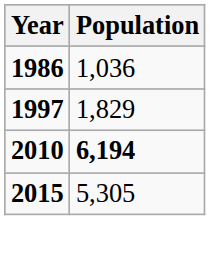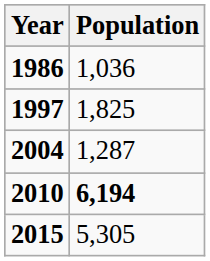(106, 109) 1,829 -> (106, 109) 1,825
+ row: (37, 151)
